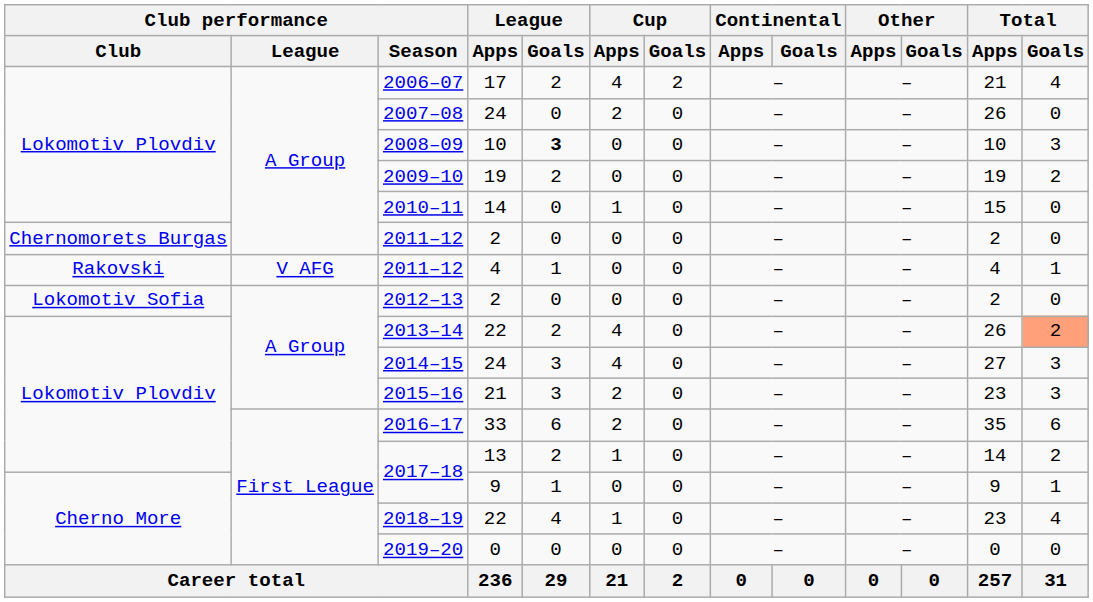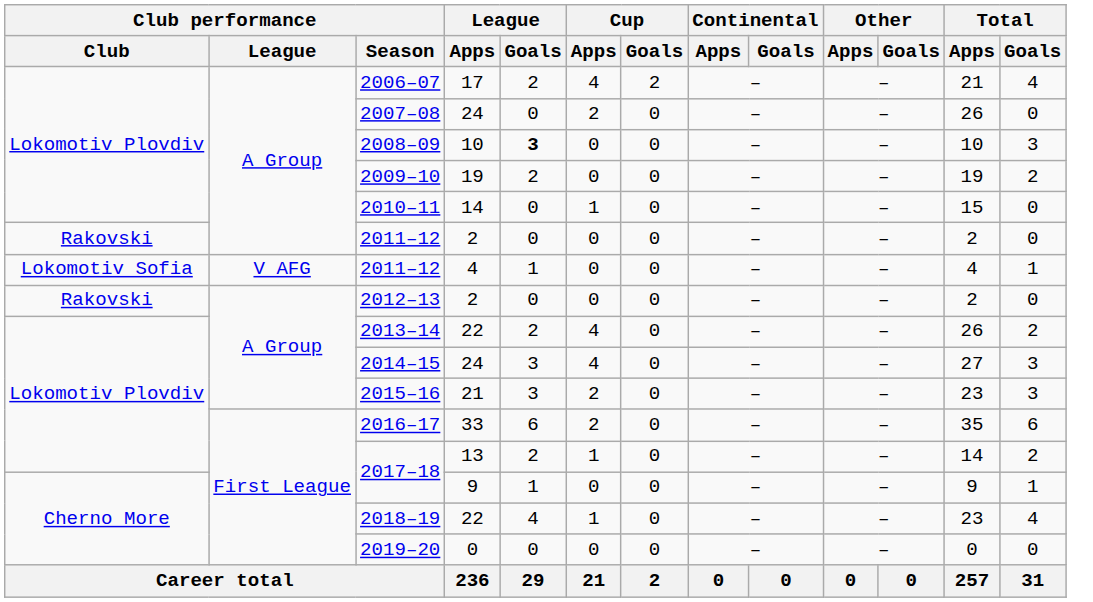(118, 238) Chernomorets Burgas -> (107, 238) Rakovski
(118, 269) Rakovski -> (107, 269) Lokomotiv Sofia
(118, 301) Lokomotiv Sofia -> (107, 301) Rakovski
(1056, 332) lightsalmon background -> (1033, 332) no background
